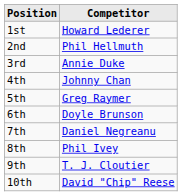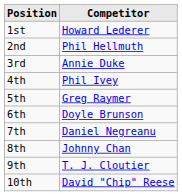(96, 81) Johnny Chan -> (90, 81) Phil Ivey
(90, 148) Phil Ivey -> (96, 148) Johnny Chan
